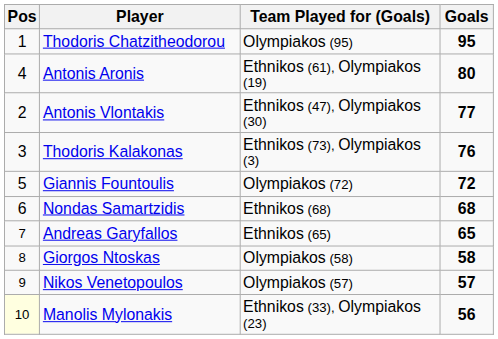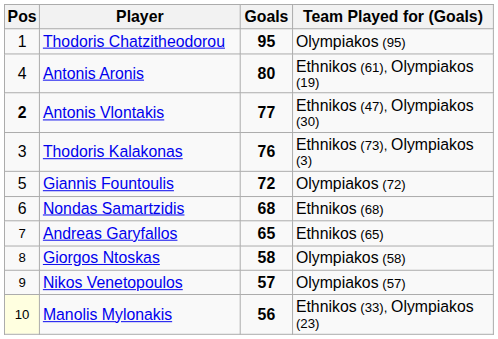columns swapped: (467, 16) <-> (340, 16)
(22, 112) normal -> (22, 112) bold
